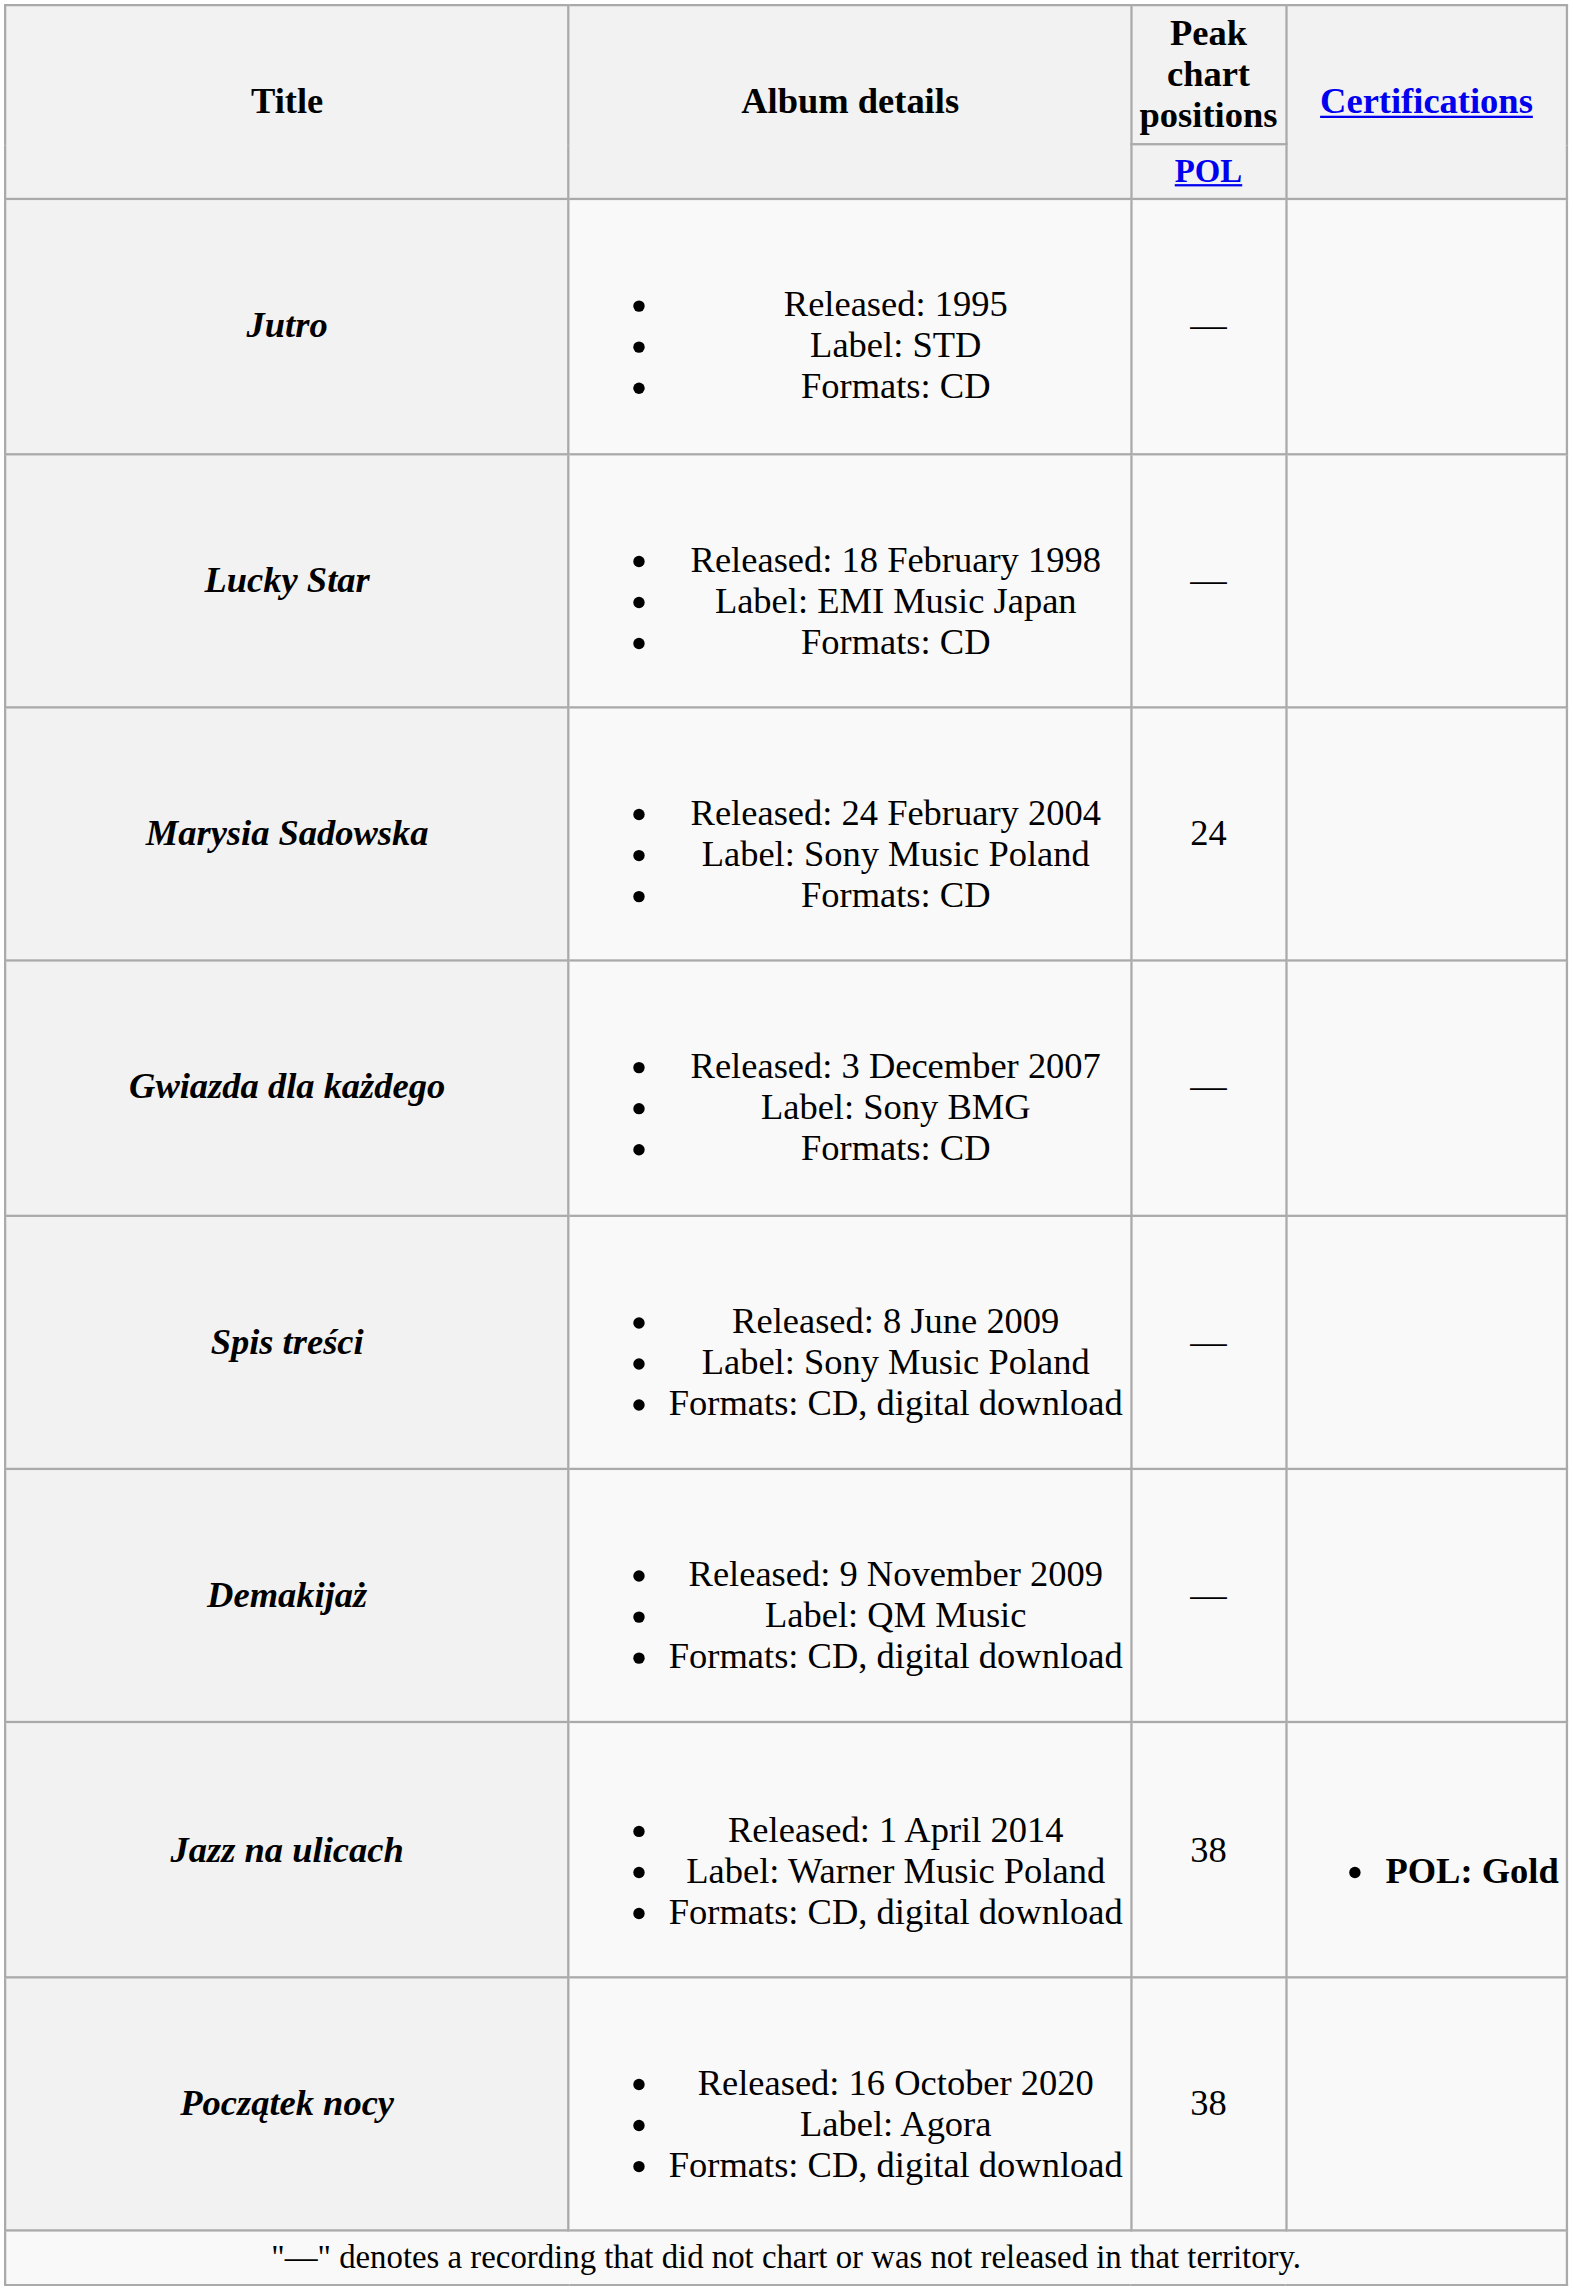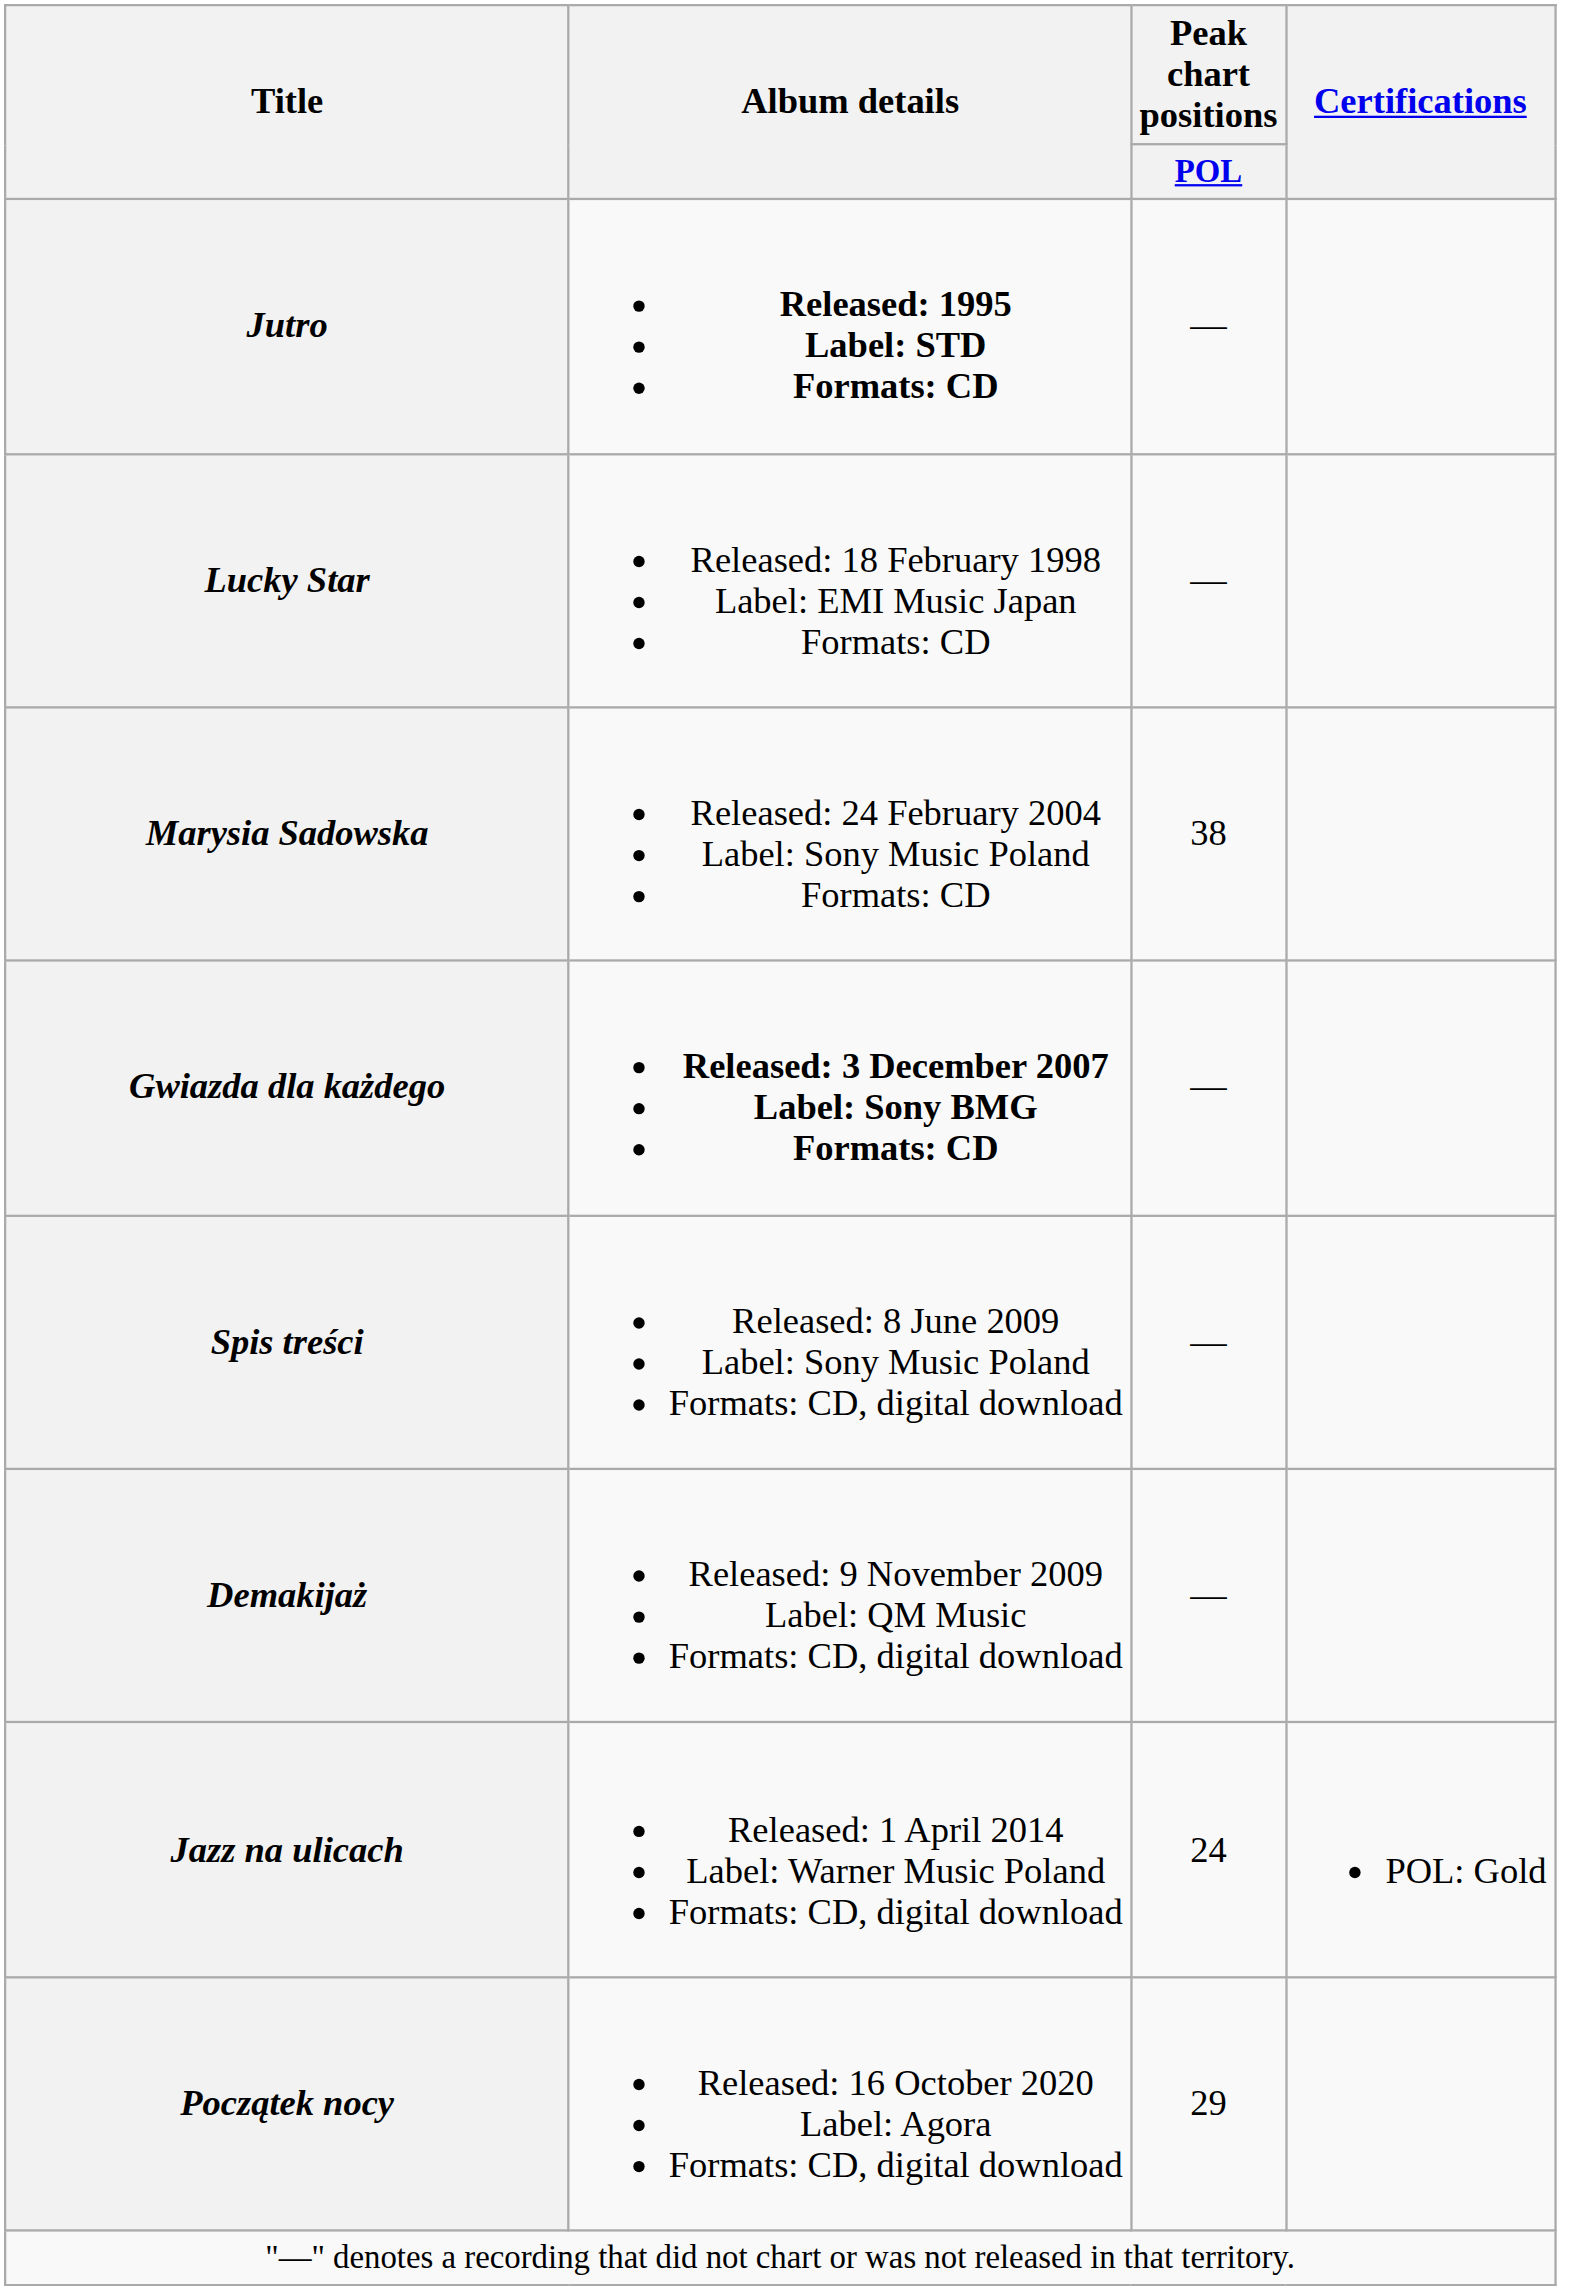(850, 347) normal -> (850, 347) bold
(1208, 833) 24 -> (1208, 833) 38
(850, 1109) normal -> (850, 1109) bold
(1208, 1849) 38 -> (1208, 1849) 24
(1426, 1870) bold -> (1420, 1870) normal
(1208, 2103) 38 -> (1208, 2103) 29
